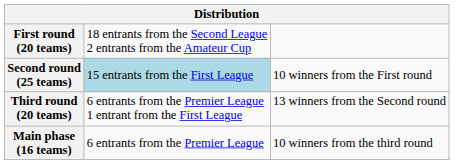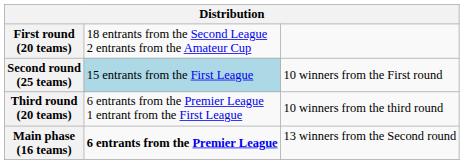(359, 101) 13 winners from the Second round -> (363, 108) 10 winners from the third round
(175, 142) normal -> (182, 142) bold
(353, 142) 10 winners from the third round -> (370, 135) 13 winners from the Second round
